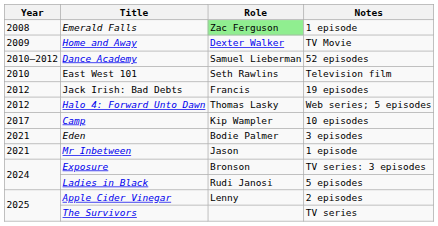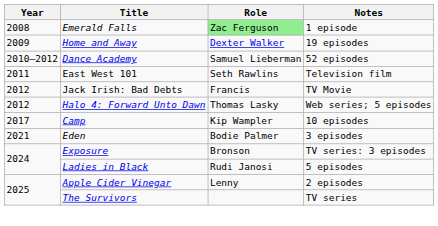(329, 43) TV Movie -> (337, 43) 19 episodes
(18, 74) 2010 -> (18, 74) 2011
(337, 89) 19 episodes -> (329, 89) TV Movie
- row: (97, 151)
